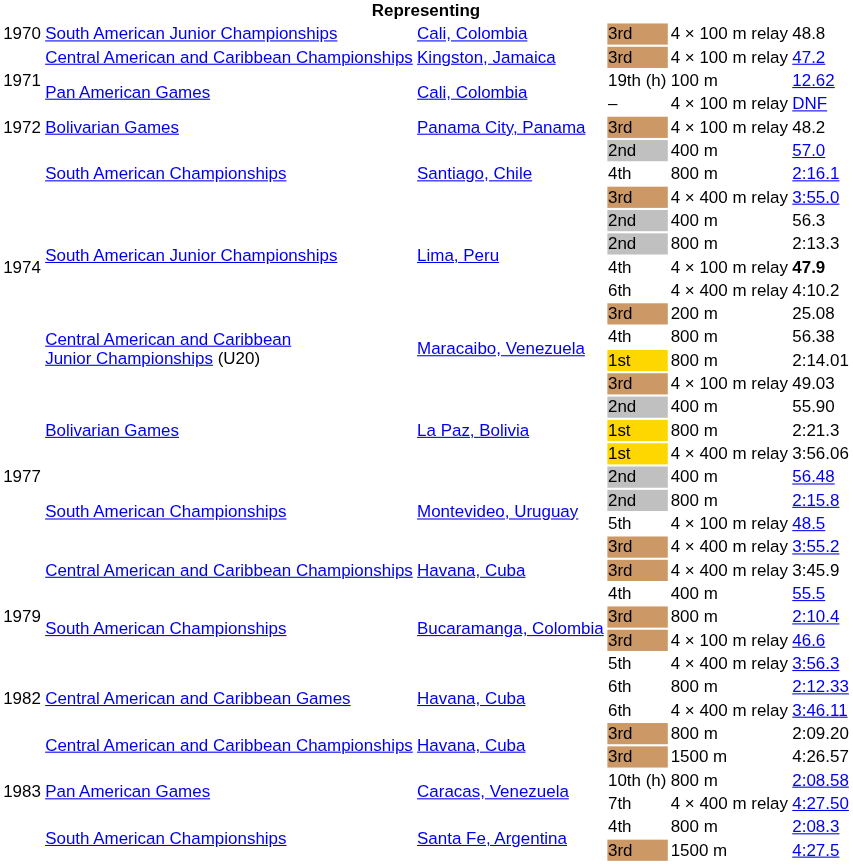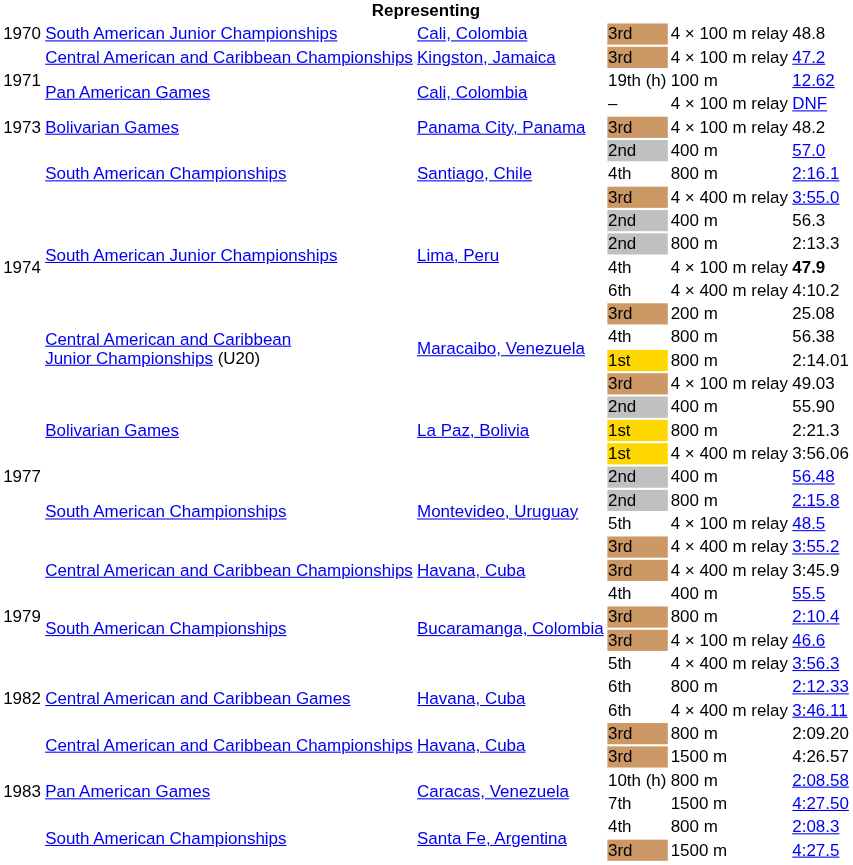(22, 127) 1972 -> (22, 127) 1973
(729, 803) 4 × 400 m relay -> (699, 803) 1500 m
